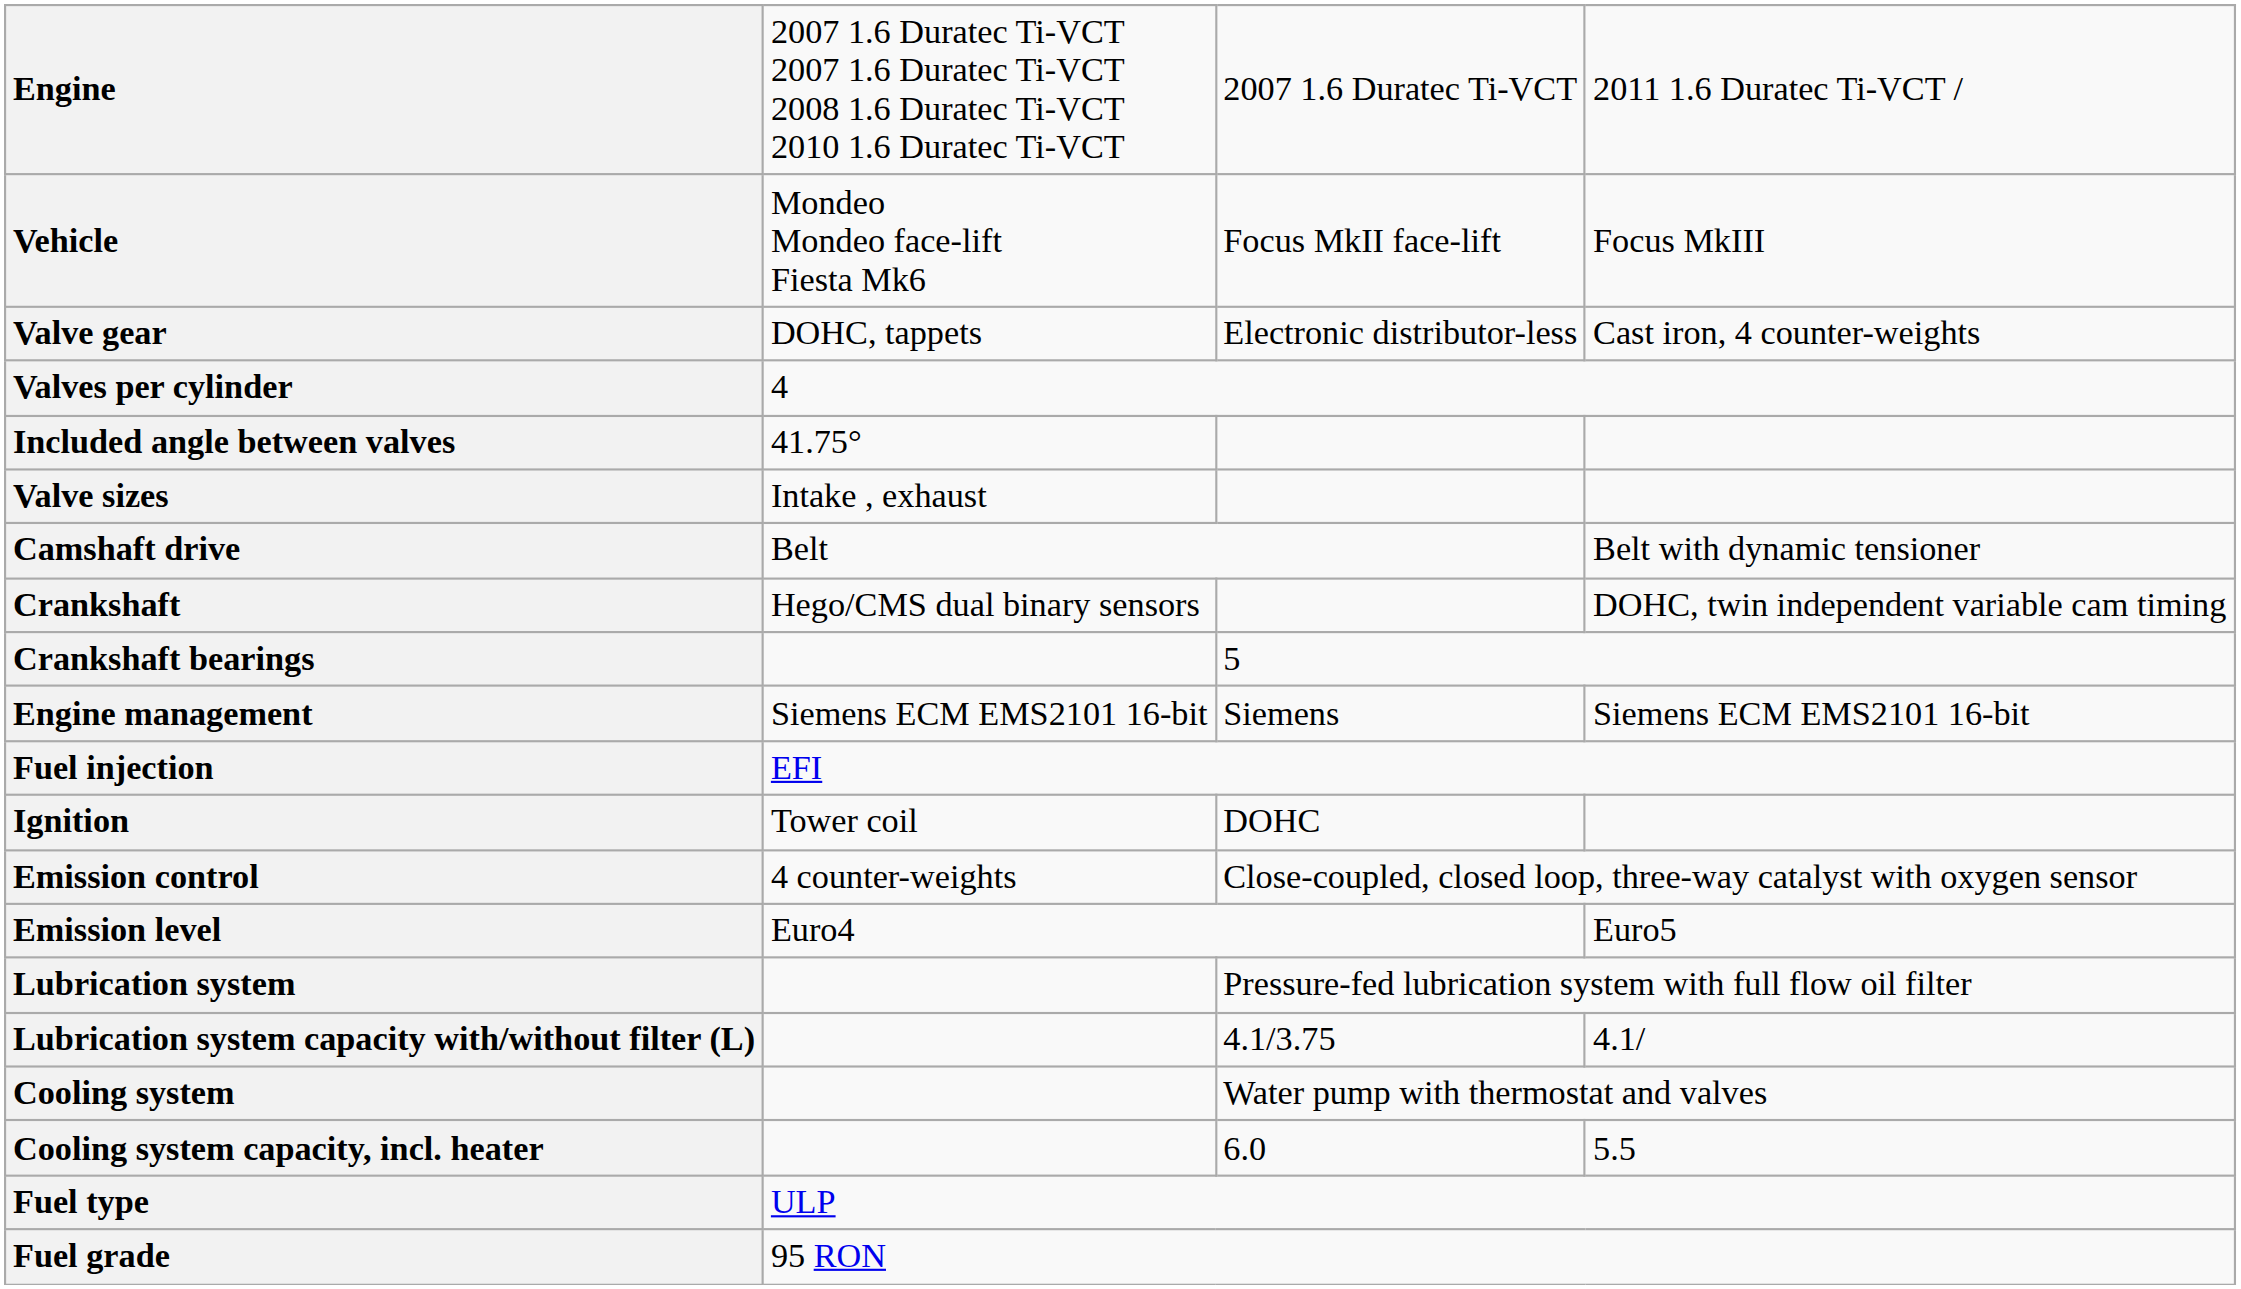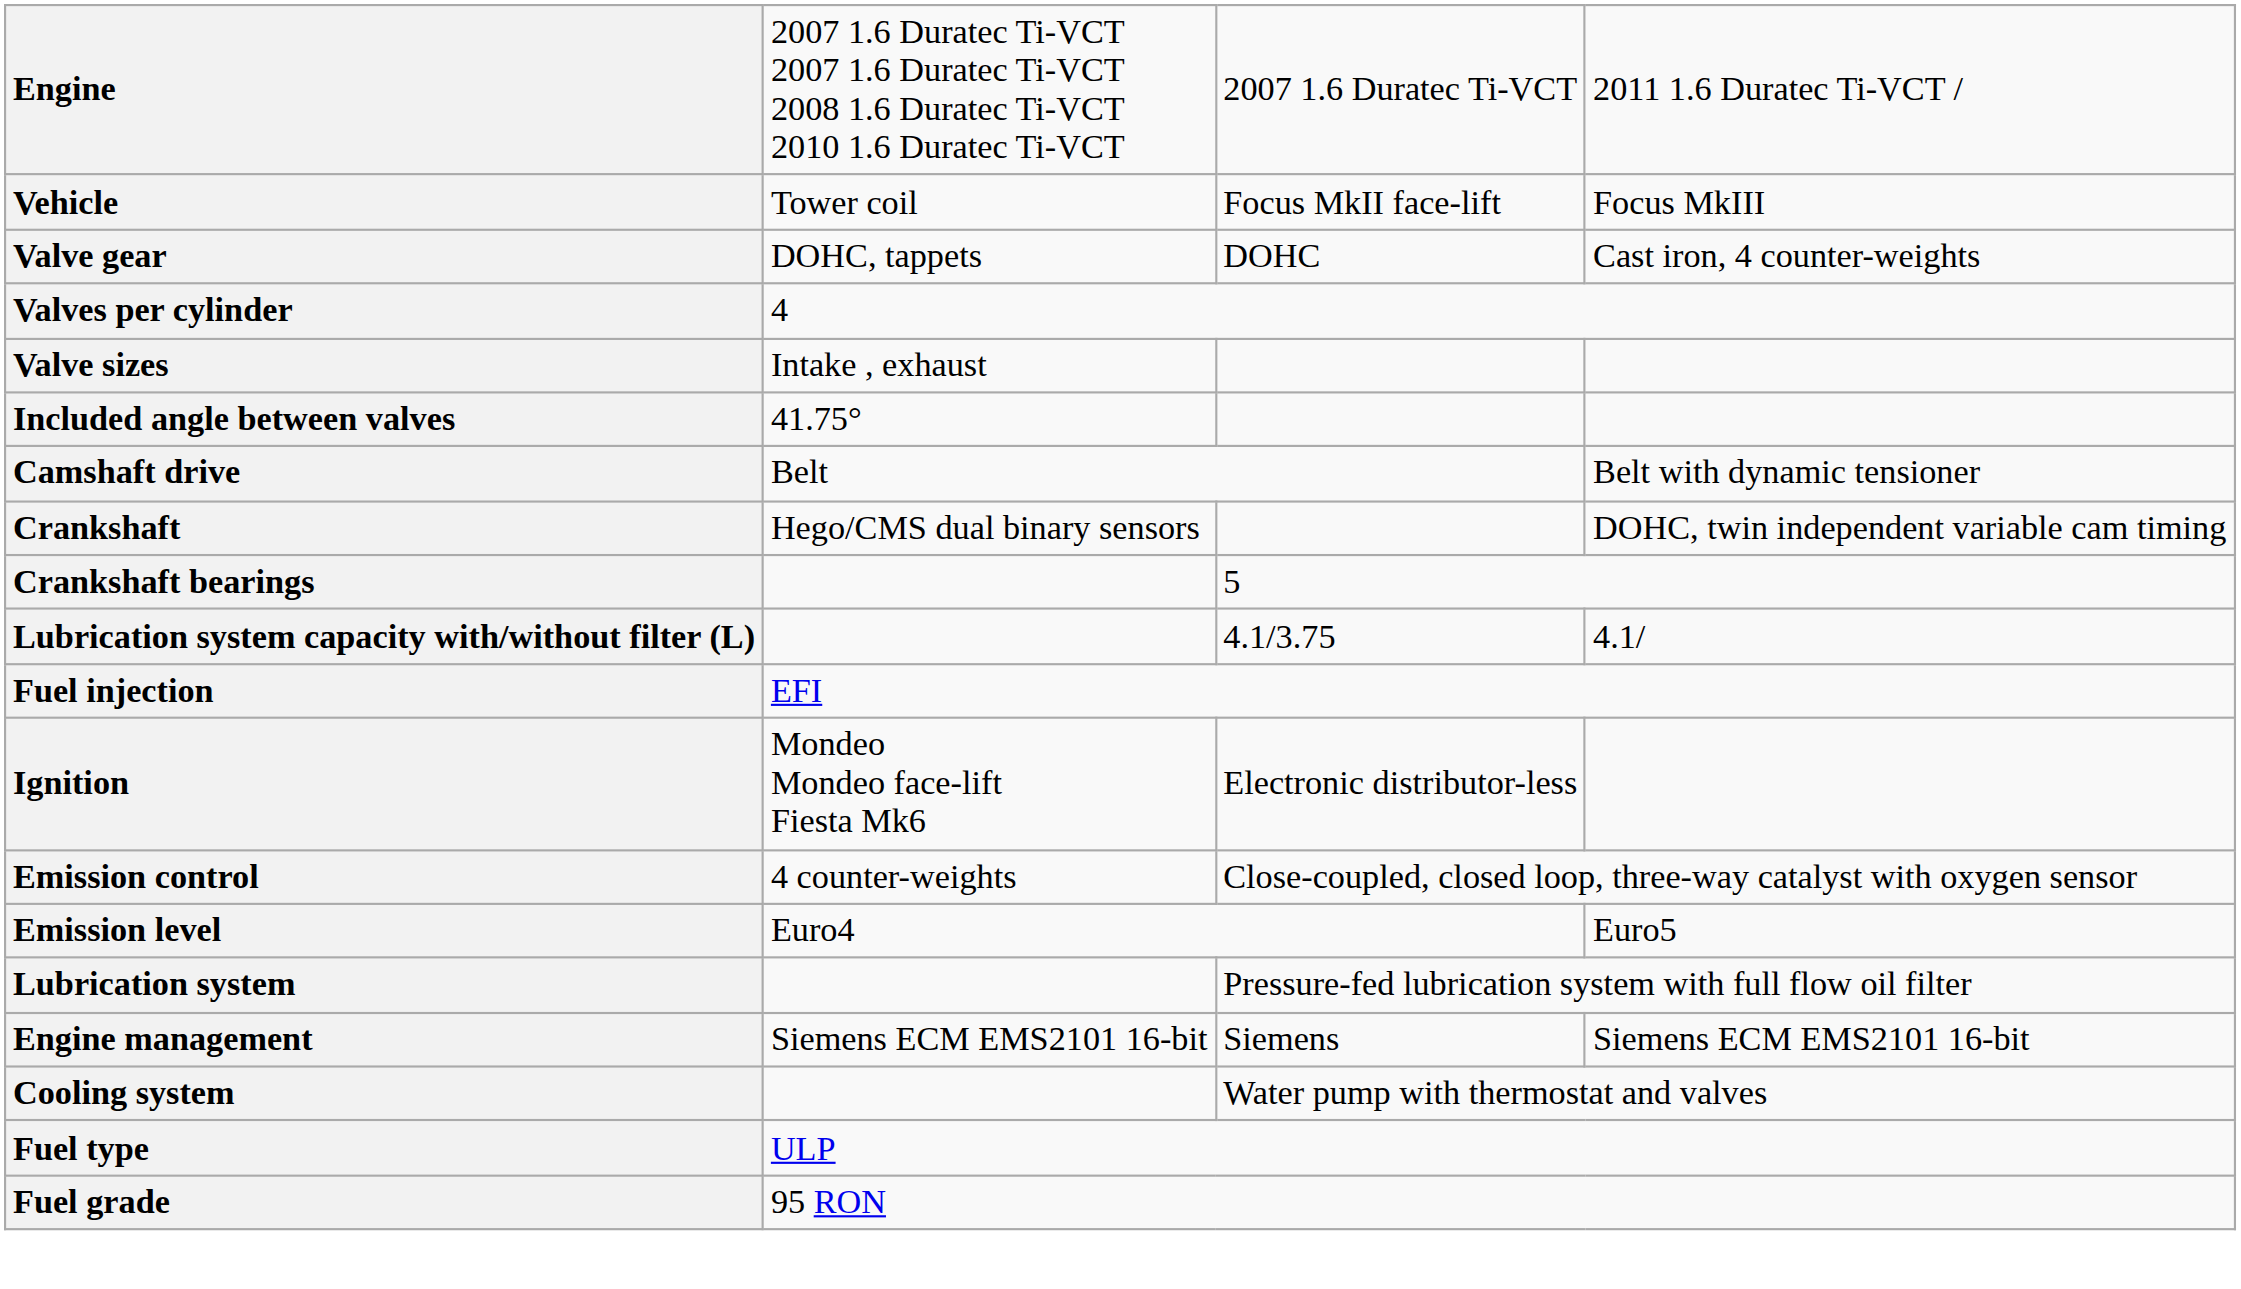(886, 240) Mondeo Mondeo face-lift Fiesta Mk6 -> (844, 201) Tower coil
(1400, 332) Electronic distributor-less -> (1272, 255) DOHC
rows swapped: (234, 441) <-> (91, 495)
rows swapped: (163, 712) <-> (384, 1038)
(844, 821) Tower coil -> (886, 783) Mondeo Mondeo face-lift Fiesta Mk6
(1272, 821) DOHC -> (1400, 783) Electronic distributor-less
- row: (278, 1147)
